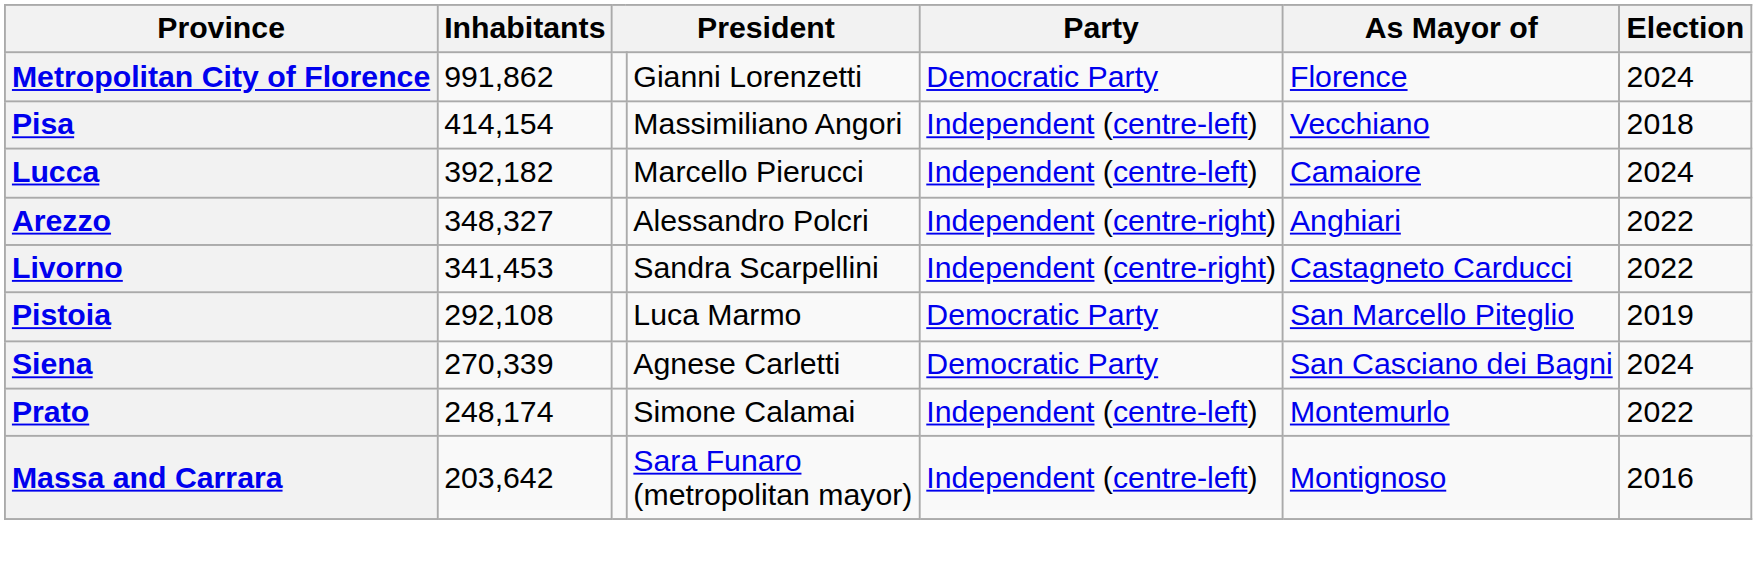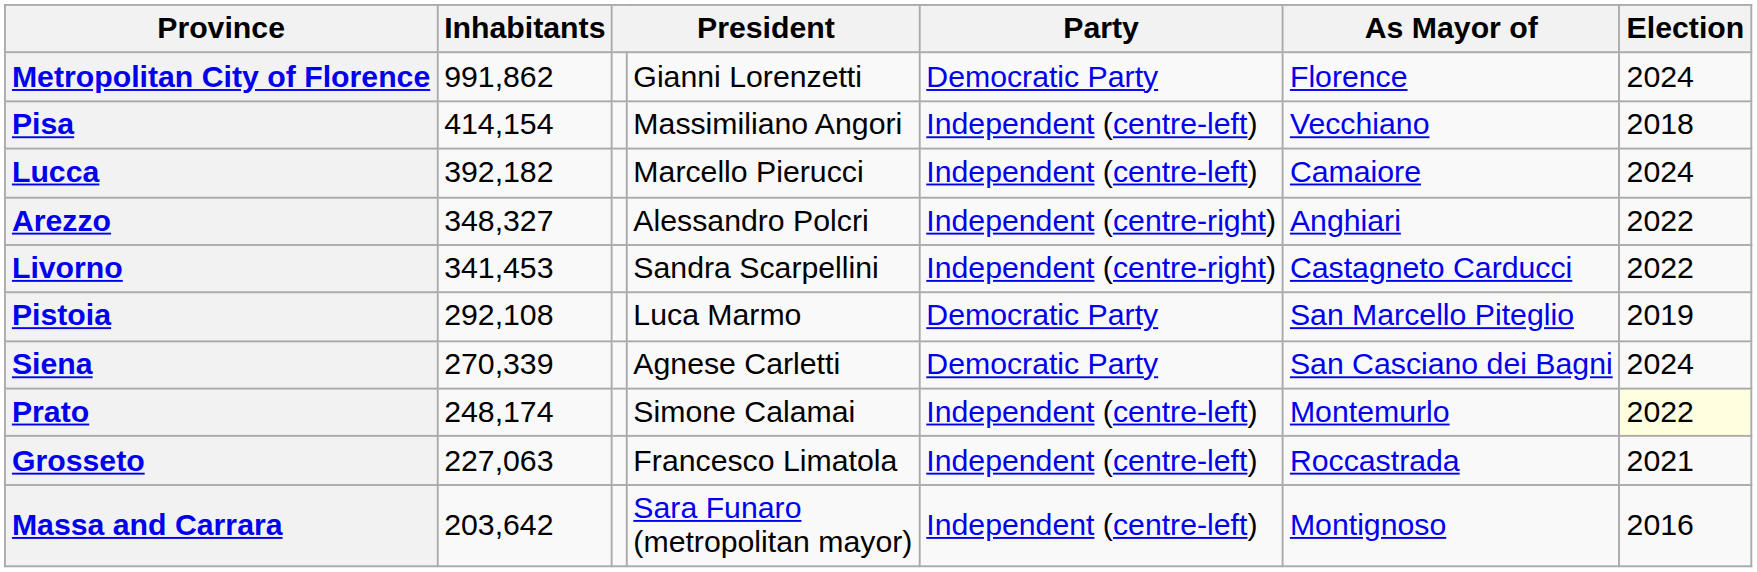(1660, 412) no background -> (1660, 412) lightyellow background
+ row: (78, 460)
